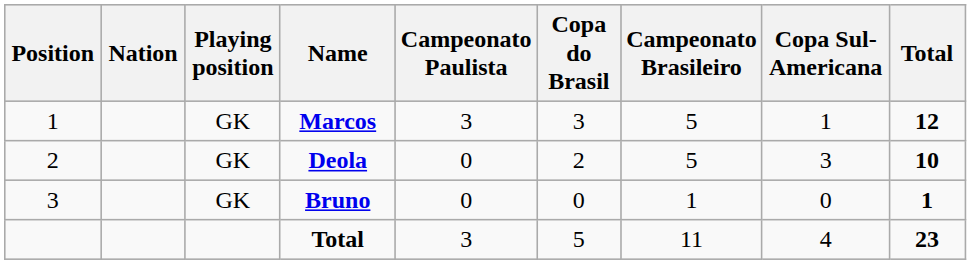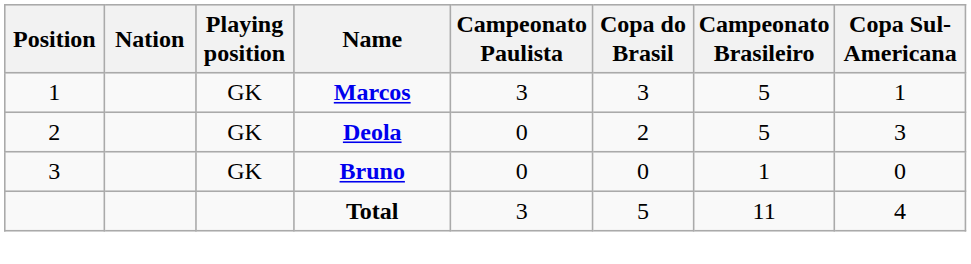- column: (927, 52)
